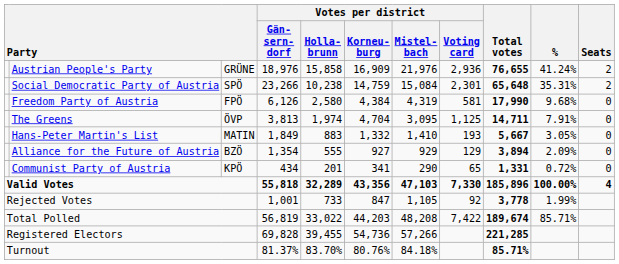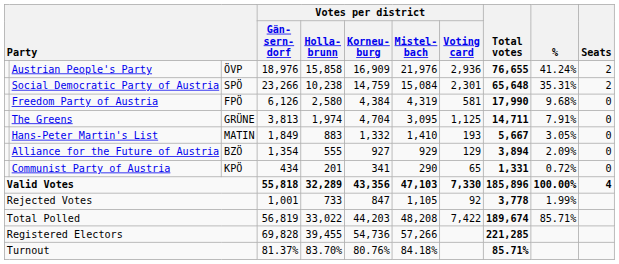(239, 69) GRÜNE -> (233, 69) ÖVP
(233, 119) ÖVP -> (239, 119) GRÜNE
